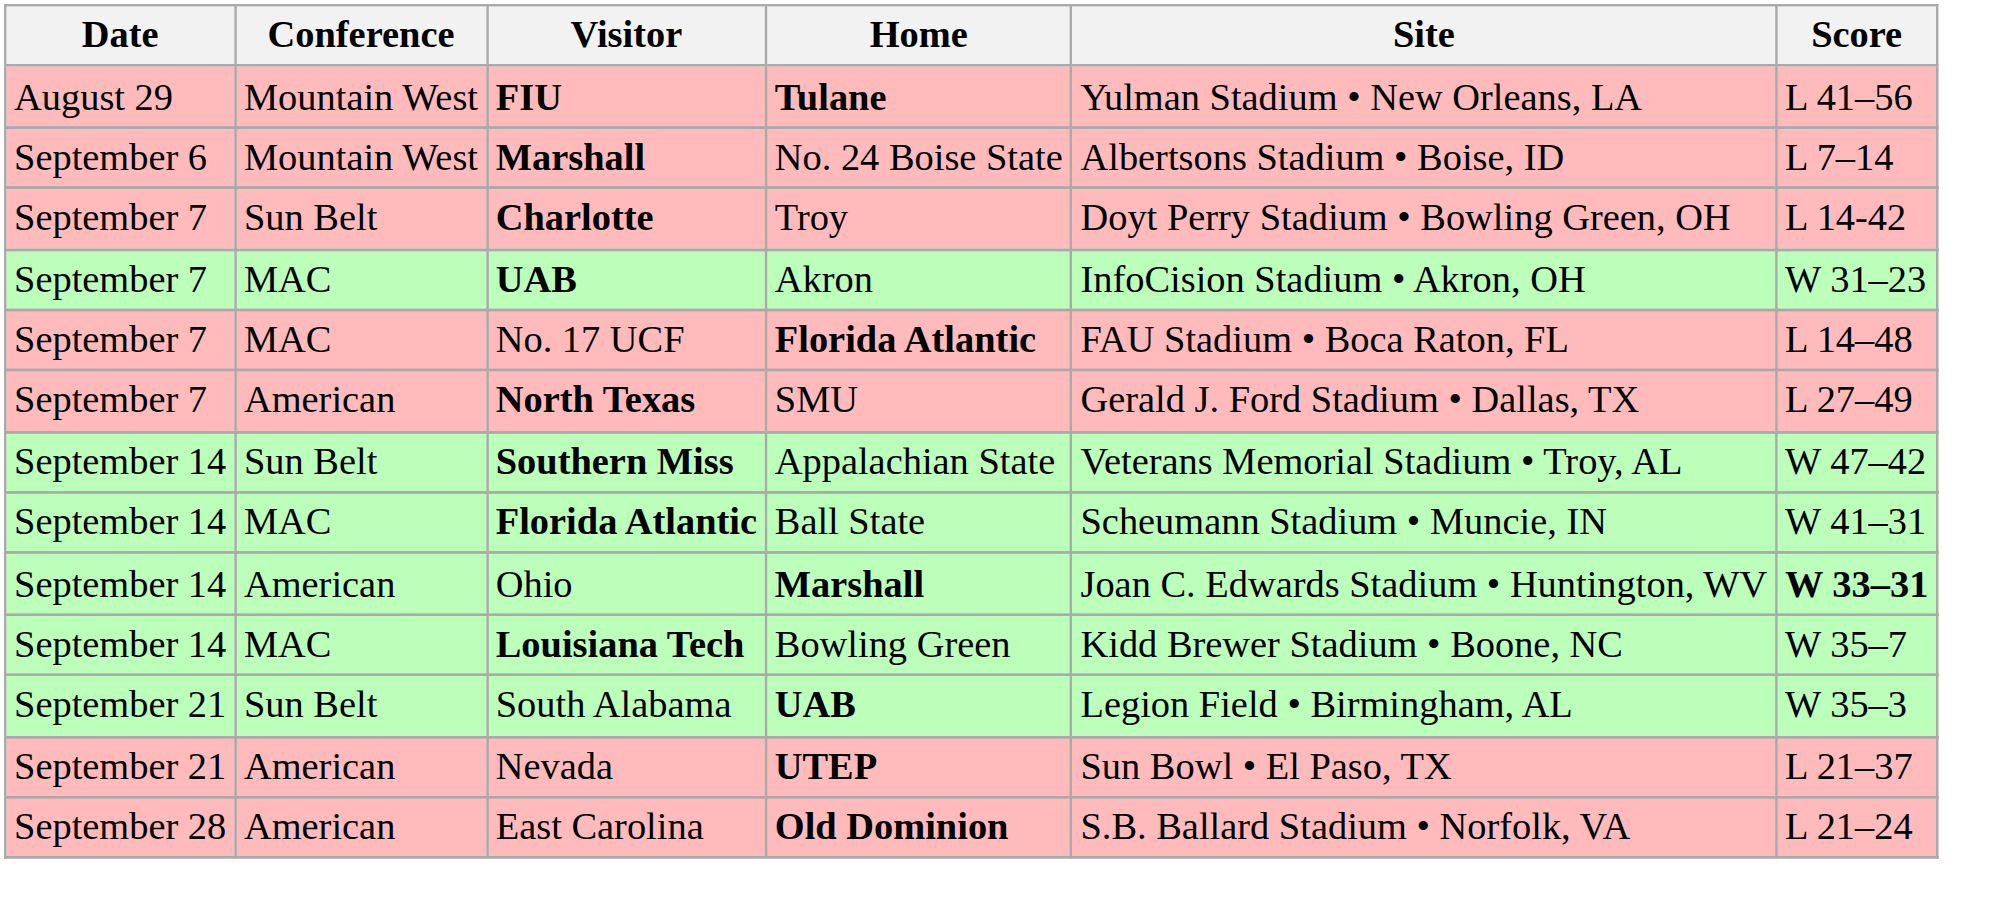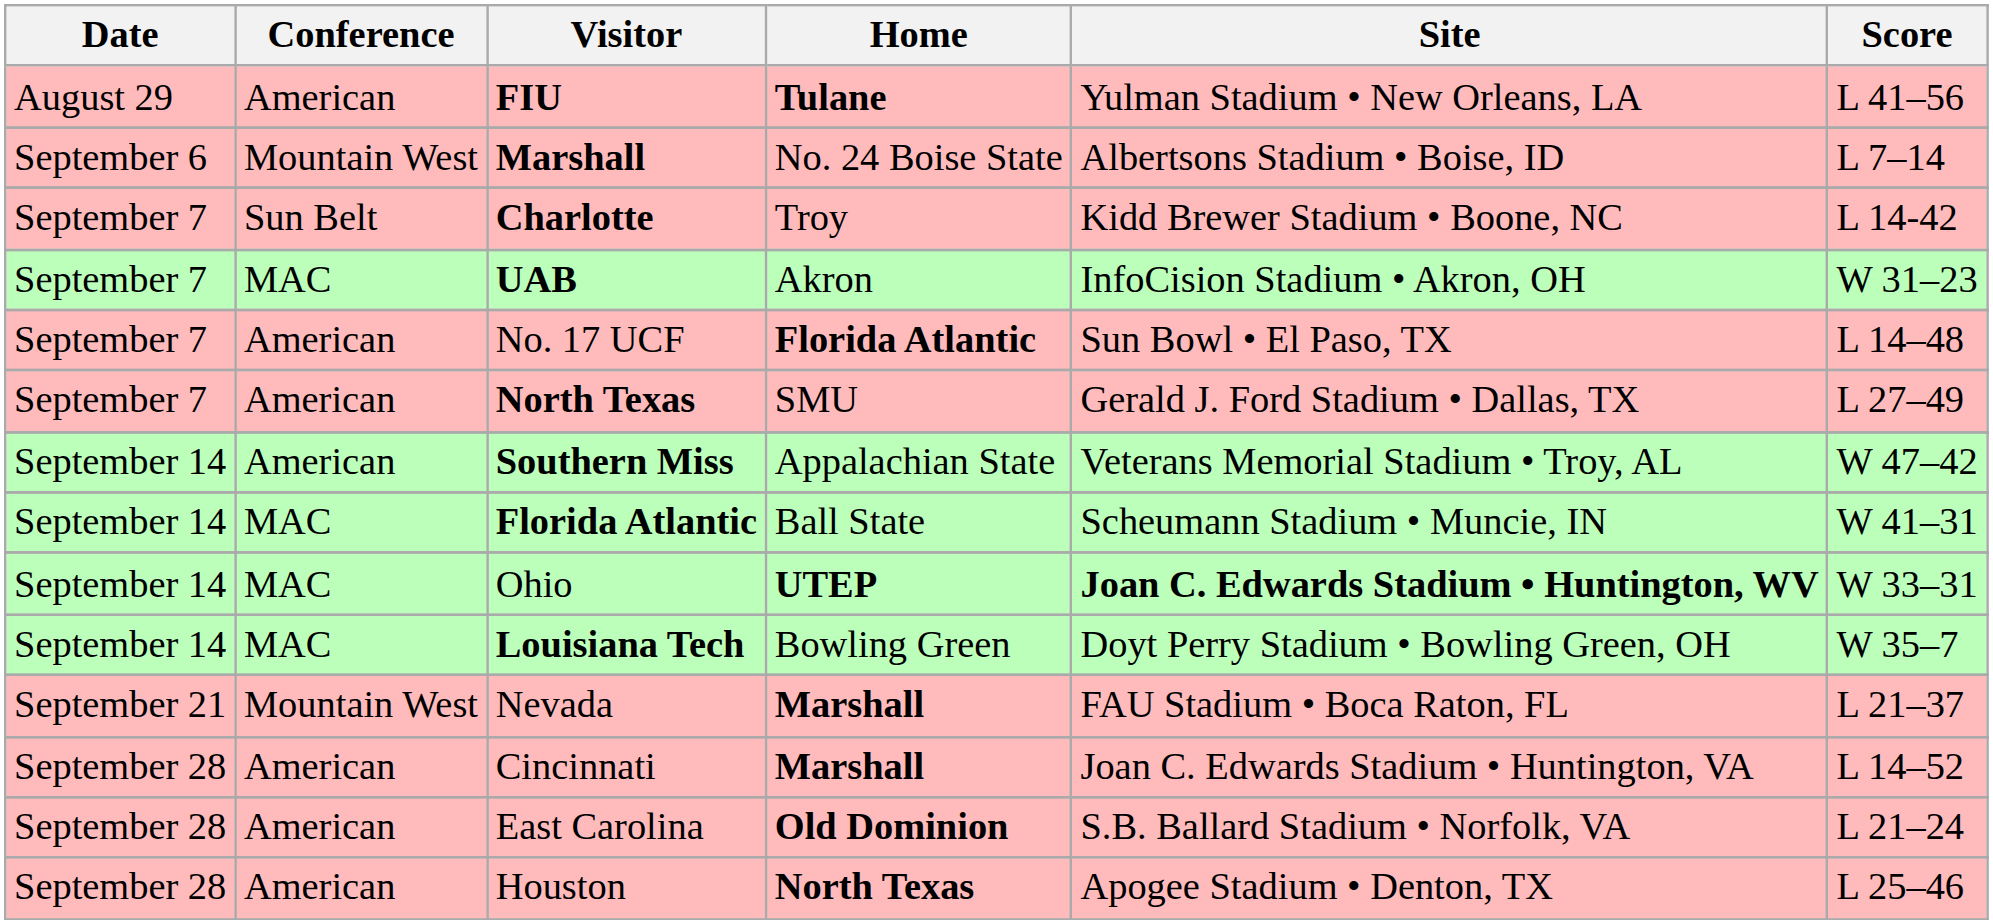(361, 95) Mountain West -> (320, 95) American
(1406, 217) Doyt Perry Stadium • Bowling Green, OH -> (1352, 217) Kidd Brewer Stadium • Boone, NC
(288, 339) MAC -> (320, 339) American
(1325, 339) FAU Stadium • Boca Raton, FL -> (1266, 339) Sun Bowl • El Paso, TX
(311, 461) Sun Belt -> (320, 461) American
(320, 583) American -> (288, 583) MAC
(849, 583) Marshall -> (826, 583) UTEP
(1424, 583) normal -> (1450, 583) bold
(1857, 583) bold -> (1907, 583) normal
(1352, 643) Kidd Brewer Stadium • Boone, NC -> (1406, 643) Doyt Perry Stadium • Bowling Green, OH
- row: (614, 704)
(320, 765) American -> (361, 704) Mountain West
(826, 765) UTEP -> (849, 704) Marshall
(1266, 765) Sun Bowl • El Paso, TX -> (1325, 704) FAU Stadium • Boca Raton, FL
+ row: (576, 765)
+ row: (561, 887)
